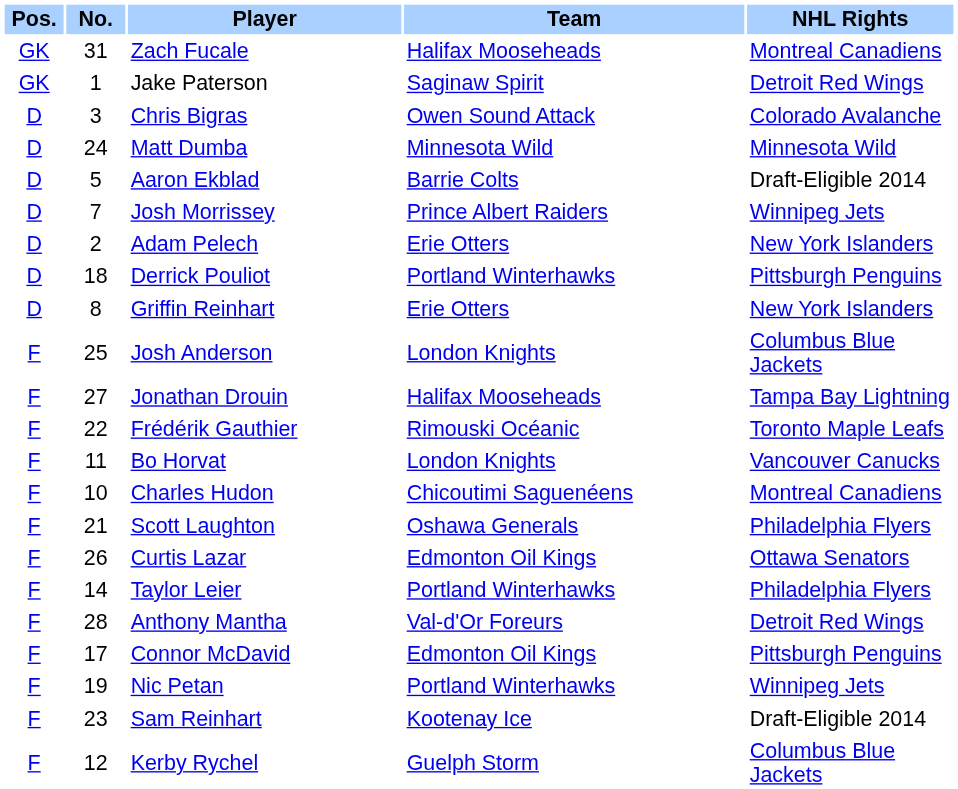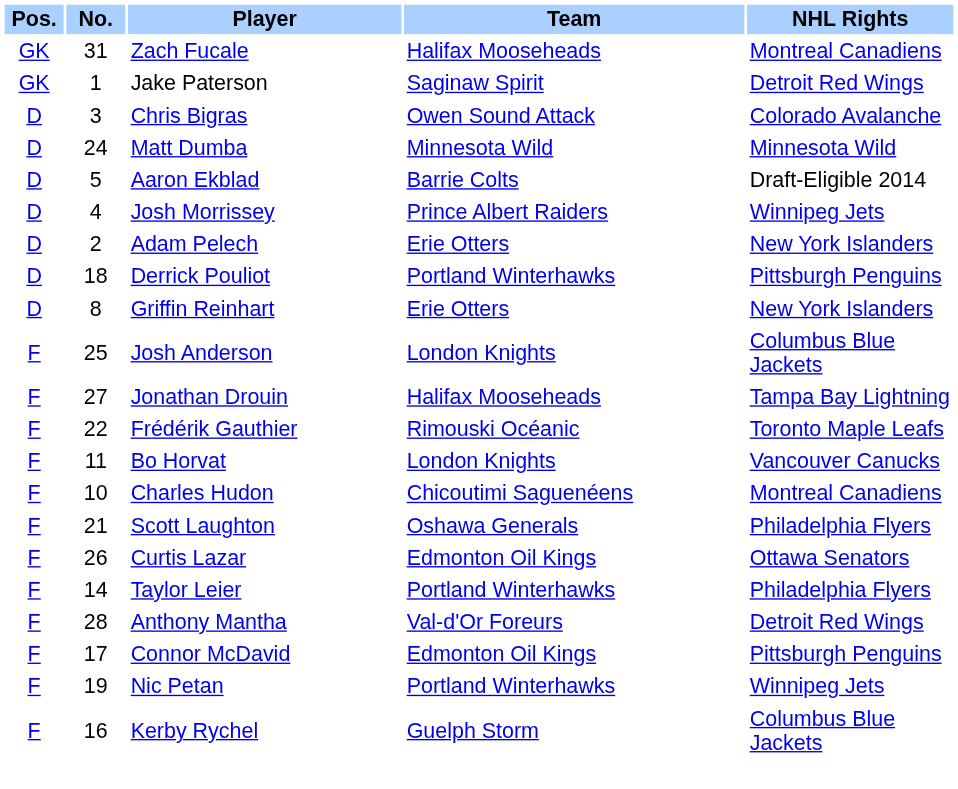(96, 212) 7 -> (96, 212) 4
- row: (196, 718)
(96, 762) 12 -> (96, 730) 16
